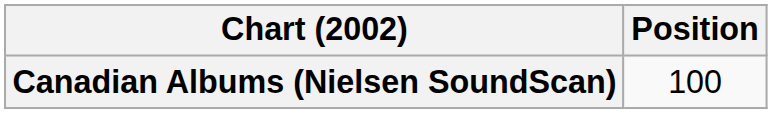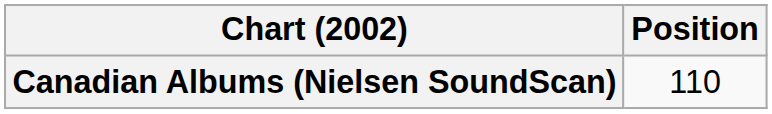(695, 81) 100 -> (695, 81) 110
